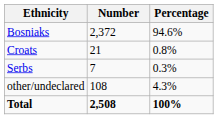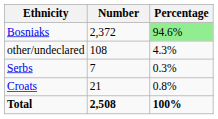(168, 31) no background -> (168, 31) lightgreen background
rows swapped: (22, 50) <-> (46, 86)
